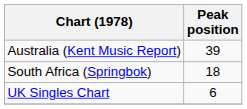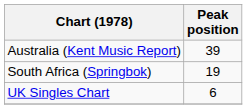(213, 72) 18 -> (213, 72) 19
